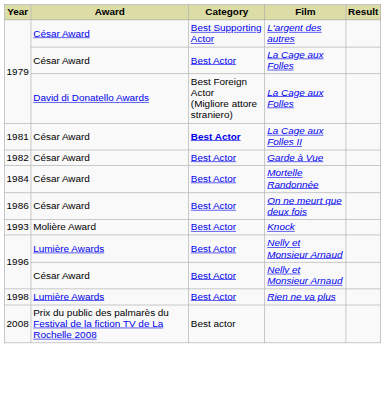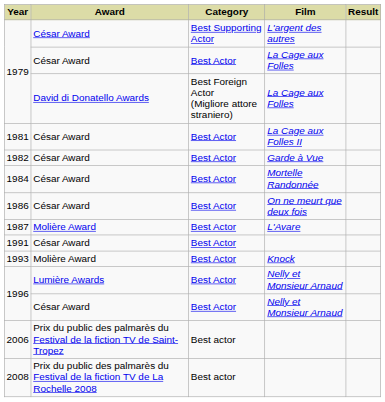(216, 136) bold -> (213, 136) normal
+ row: (18, 227)
+ row: (18, 243)
- row: (18, 297)
+ row: (18, 339)
